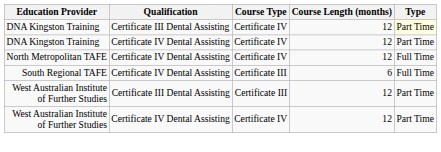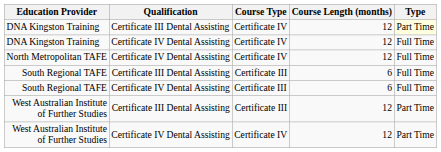(415, 42) Part Time -> (415, 42) Full Time
+ row: (64, 73)
